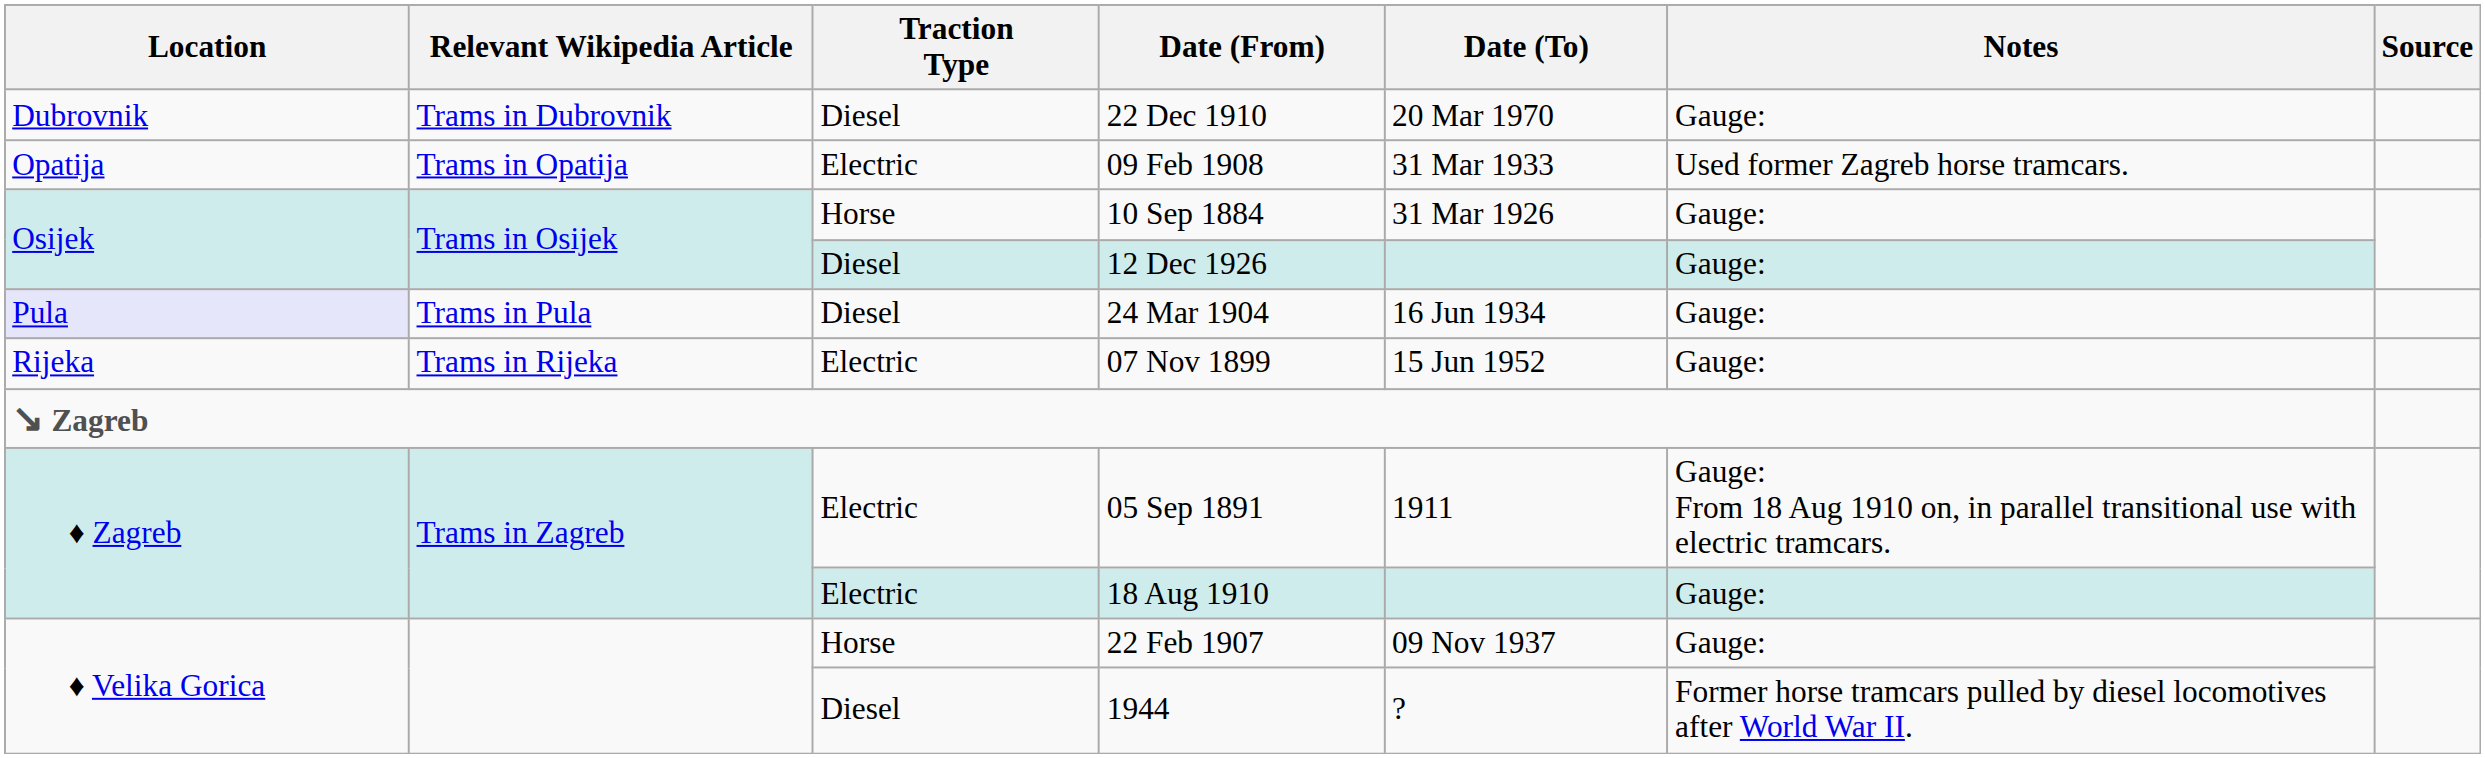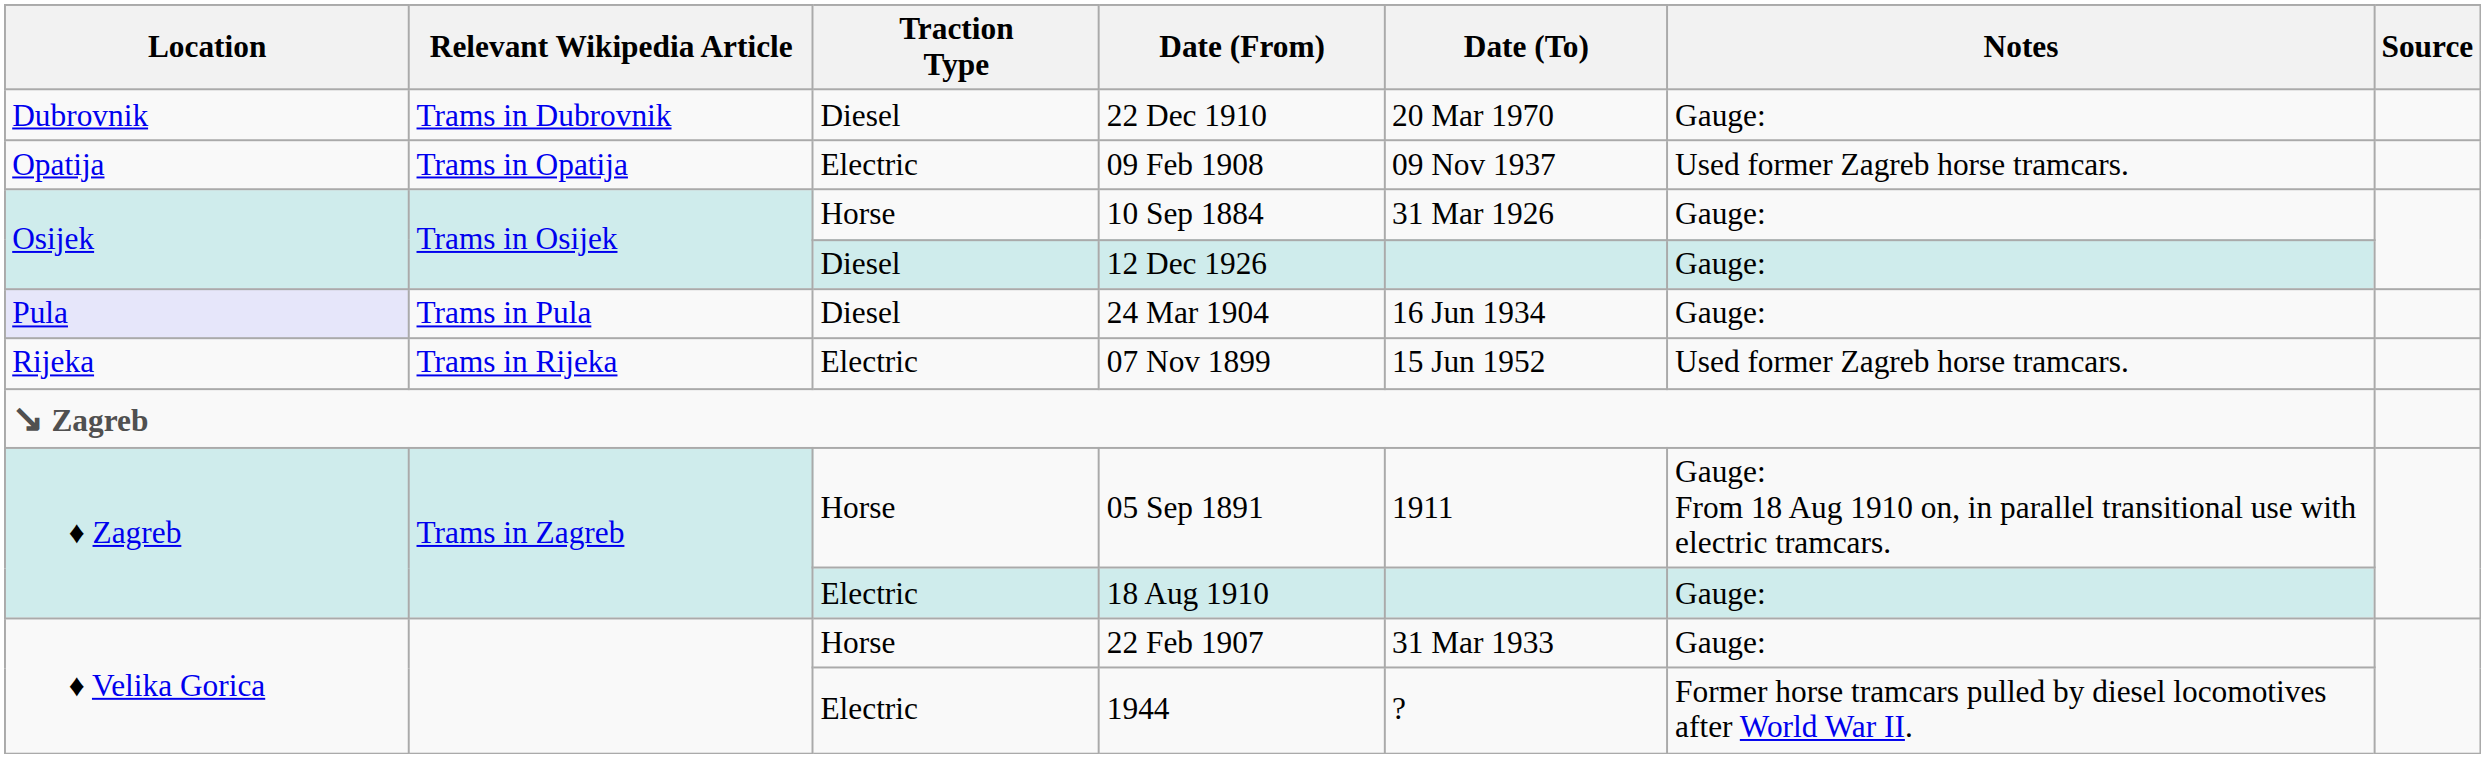(1473, 164) 31 Mar 1933 -> (1474, 164) 09 Nov 1937
(1720, 363) Gauge: -> (1902, 363) Used former Zagreb horse tramcars.
(869, 507) Electric -> (858, 507) Horse
(1474, 642) 09 Nov 1937 -> (1473, 642) 31 Mar 1933
(860, 709) Diesel -> (869, 709) Electric
